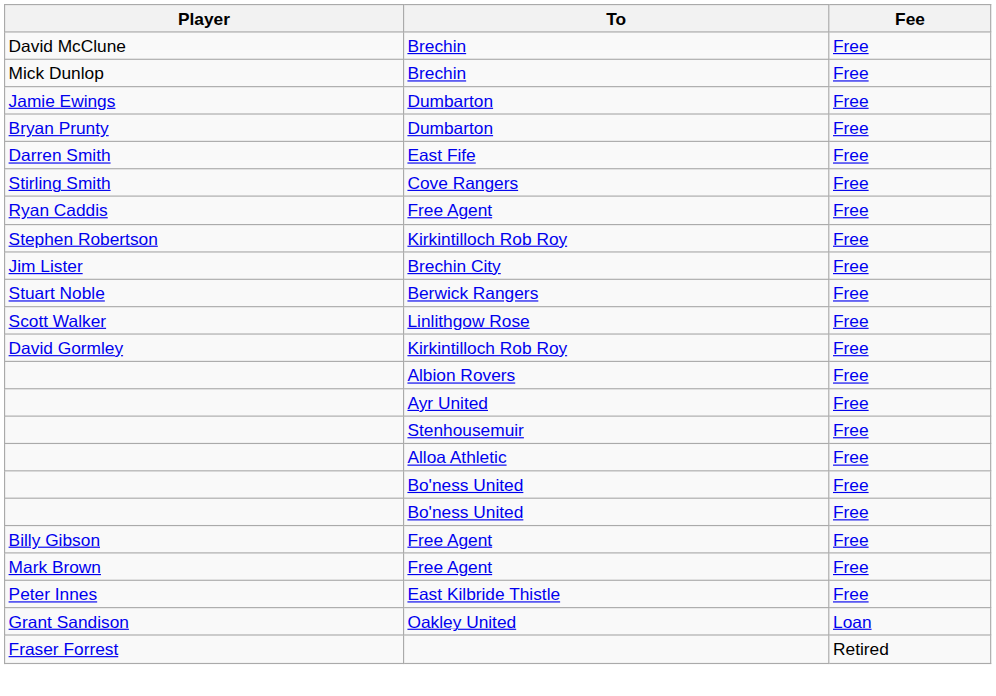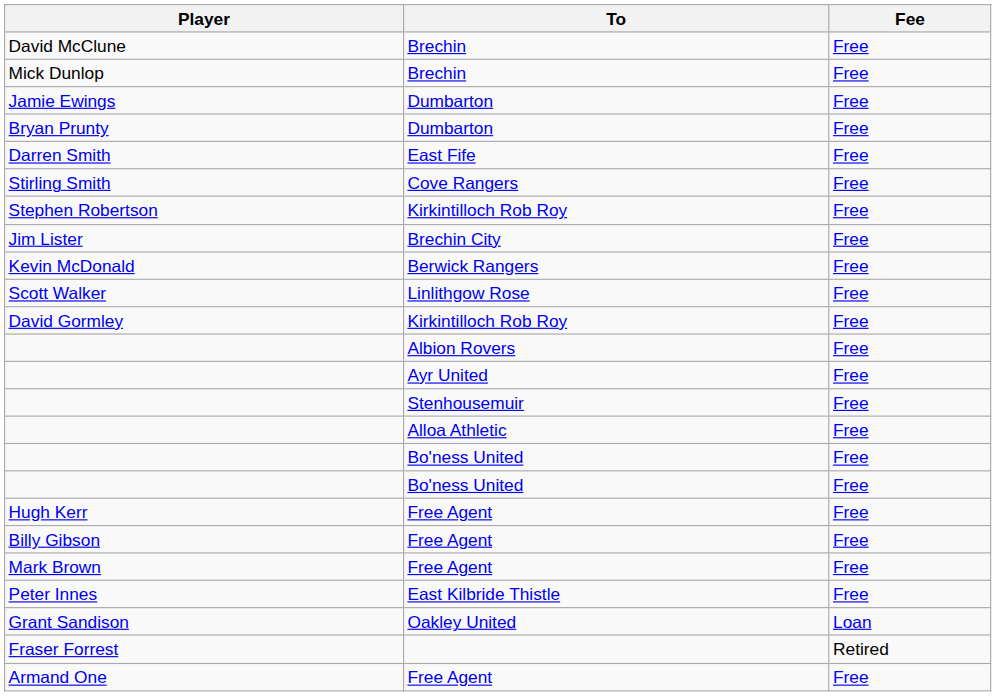- row: (58, 210)
- row: (57, 293)
+ row: (72, 265)
+ row: (48, 512)
+ row: (58, 677)
